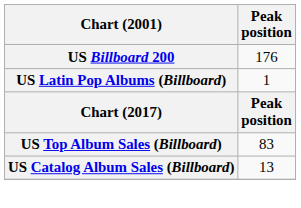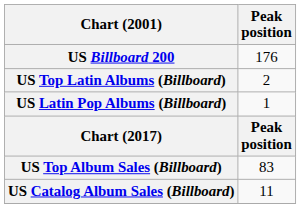+ row: (121, 80)
(267, 167) 13 -> (267, 191) 11
